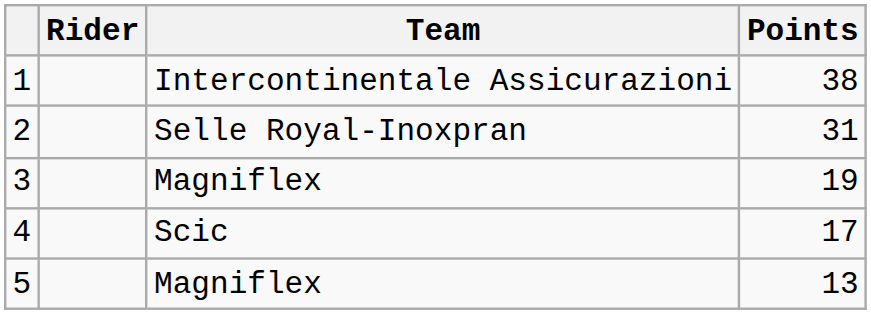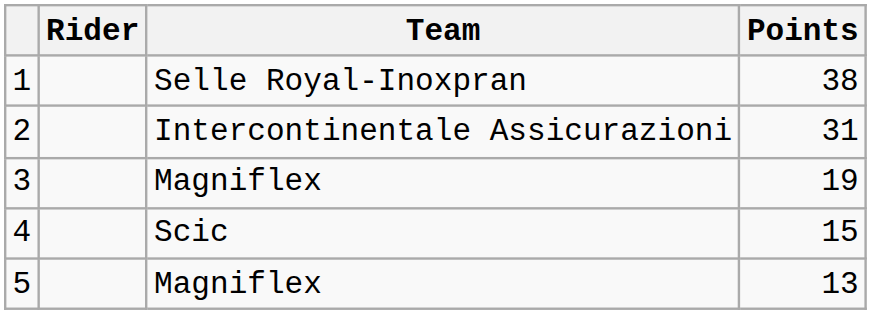(443, 81) Intercontinentale Assicurazioni -> (341, 81) Selle Royal-Inoxpran
(341, 132) Selle Royal-Inoxpran -> (443, 132) Intercontinentale Assicurazioni
(840, 233) 17 -> (840, 233) 15
